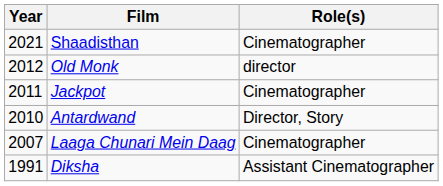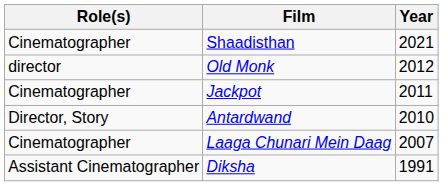columns swapped: (26, 17) <-> (338, 17)
